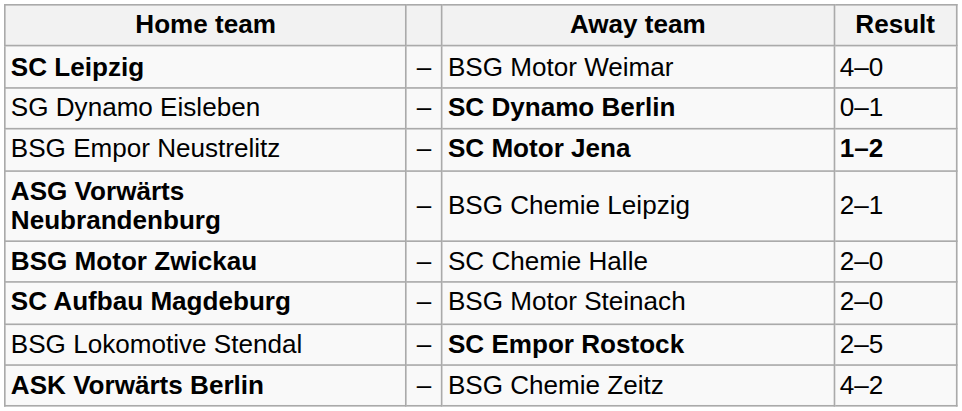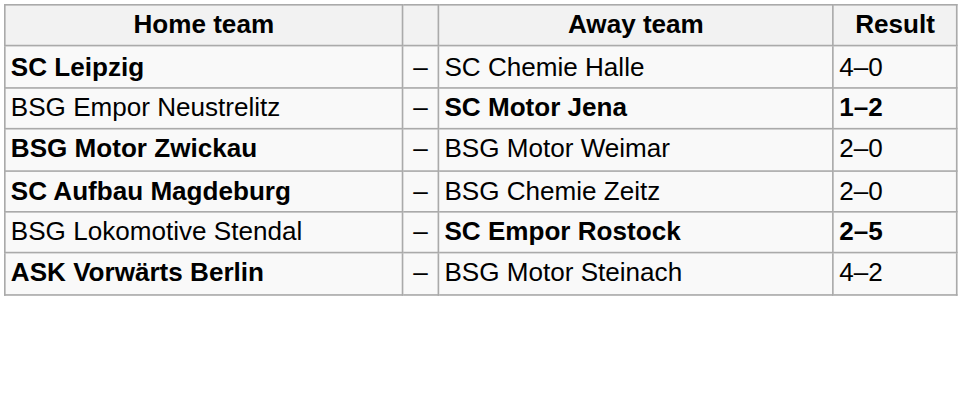(561, 66) BSG Motor Weimar -> (544, 66) SC Chemie Halle
- row: (135, 107)
- row: (116, 205)
(548, 261) SC Chemie Halle -> (557, 149) BSG Motor Weimar
(567, 302) BSG Motor Steinach -> (552, 190) BSG Chemie Zeitz
(861, 344) normal -> (861, 231) bold
(556, 385) BSG Chemie Zeitz -> (563, 273) BSG Motor Steinach
